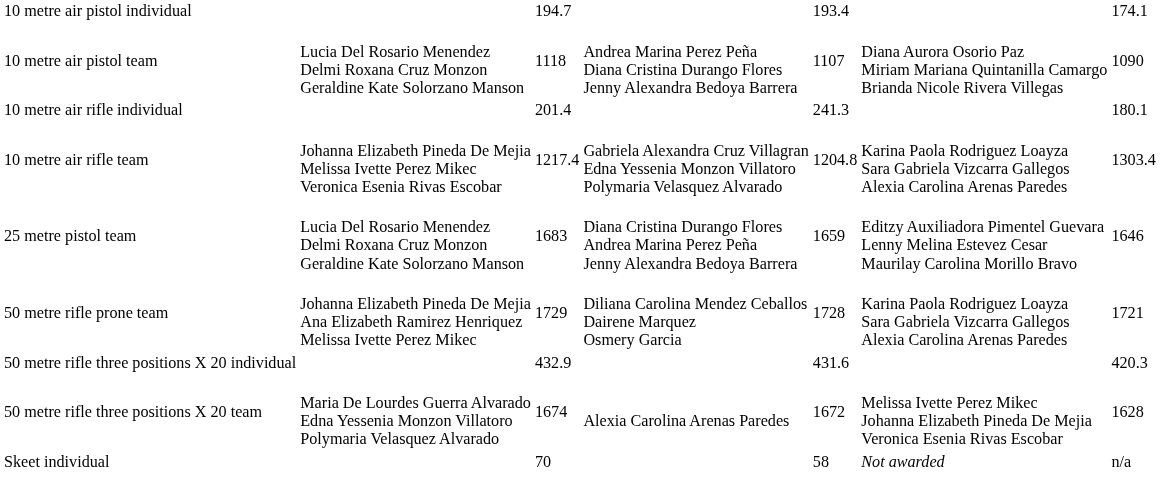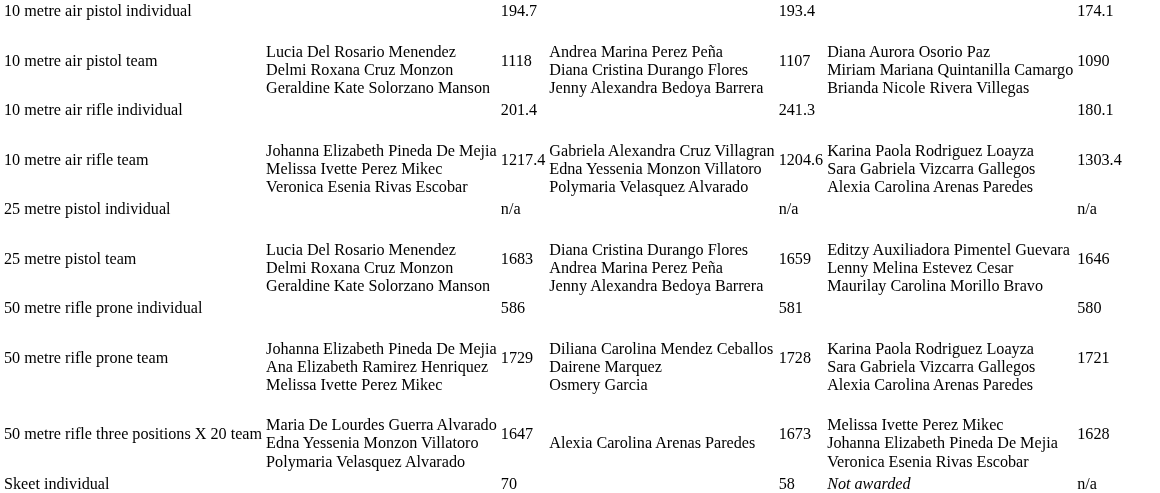(835, 159) 1204.8 -> (801, 159) 1204.6
+ row: (87, 209)
+ row: (103, 308)
- row: (150, 362)
(551, 412) 1674 -> (517, 434) 1647
(829, 412) 1672 -> (795, 434) 1673
